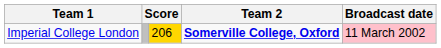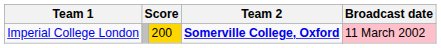(162, 33) 206 -> (162, 33) 200
